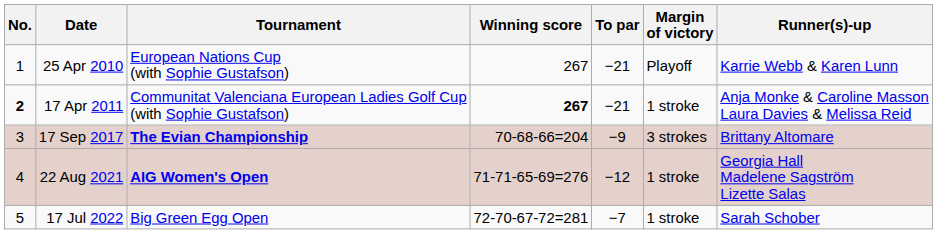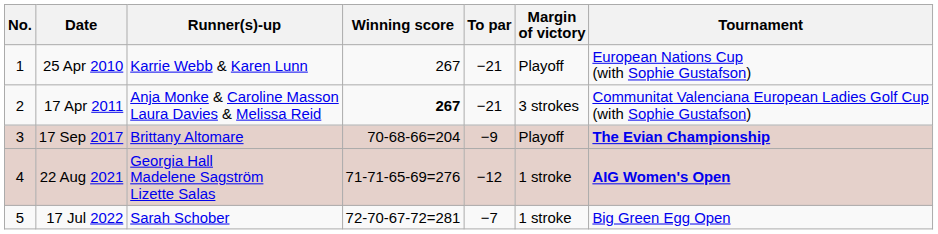columns swapped: (298, 25) <-> (825, 25)
(20, 105) bold -> (20, 105) normal
(673, 105) 1 stroke -> (549, 105) 3 strokes
(677, 137) 3 strokes -> (541, 137) Playoff
